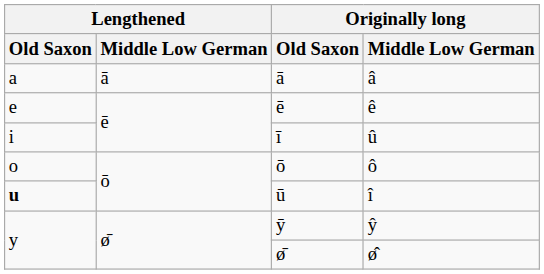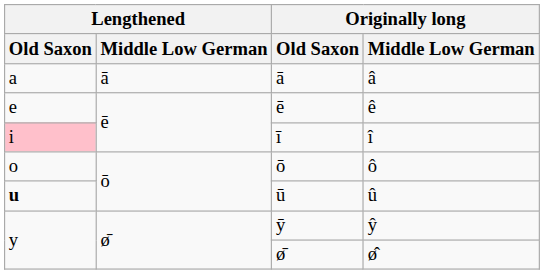(11, 136) no background -> (11, 136) pink background
(372, 136) û -> (370, 136) î
(370, 195) î -> (372, 195) û
